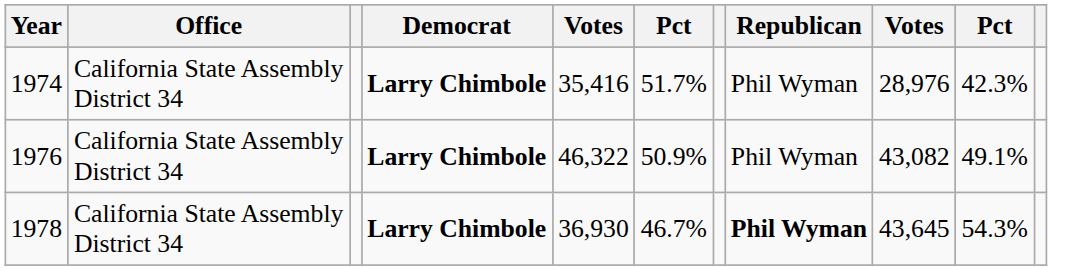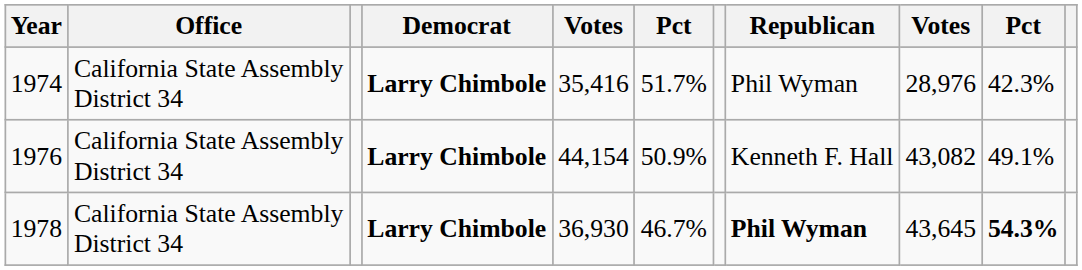(593, 156) 46,322 -> (593, 156) 44,154
(794, 156) Phil Wyman -> (812, 156) Kenneth F. Hall
(995, 228) normal -> (1023, 228) bold
